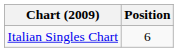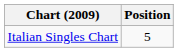(147, 36) 6 -> (147, 36) 5
